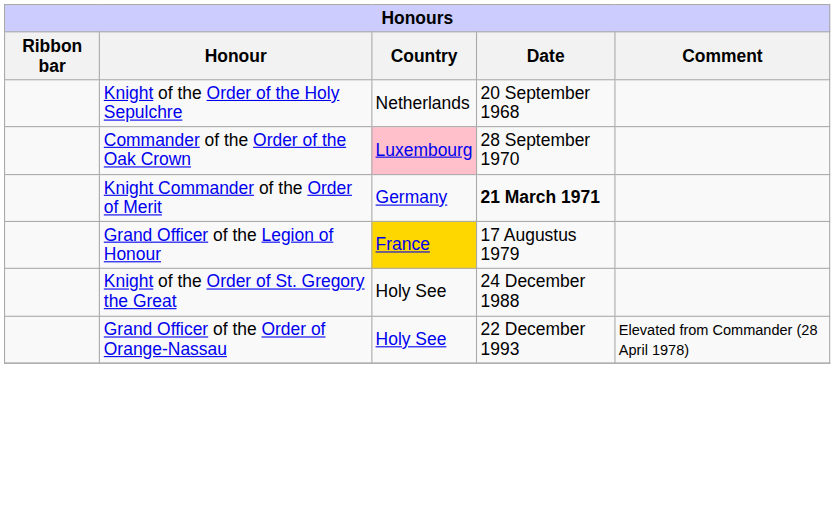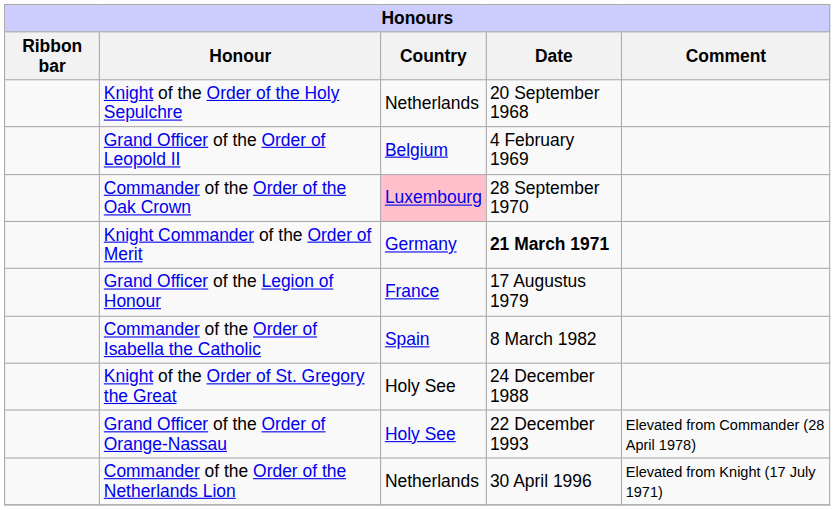+ row: (215, 150)
(403, 244) gold background -> (412, 292) no background
+ row: (210, 339)
+ row: (225, 481)
